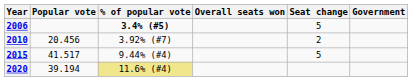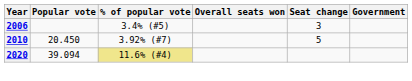(145, 26) bold -> (145, 26) normal
(319, 26) 5 -> (319, 26) 3
(64, 40) 20.456 -> (64, 40) 20.450
(319, 40) 2 -> (319, 40) 5
- row: (17, 55)
(64, 69) 39.194 -> (64, 55) 39.094
